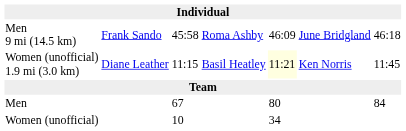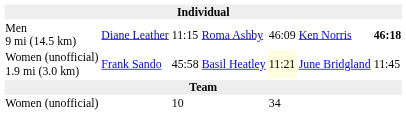(131, 34) Frank Sando -> (135, 34) Diane Leather
(185, 34) 45:58 -> (185, 34) 11:15
(335, 34) June Bridgland -> (325, 34) Ken Norris
(387, 34) normal -> (387, 34) bold
(135, 64) Diane Leather -> (131, 64) Frank Sando
(185, 64) 11:15 -> (185, 64) 45:58
(325, 64) Ken Norris -> (335, 64) June Bridgland
- row: (16, 103)
